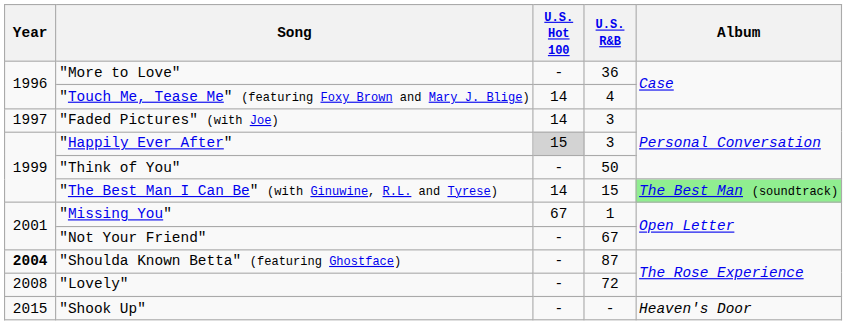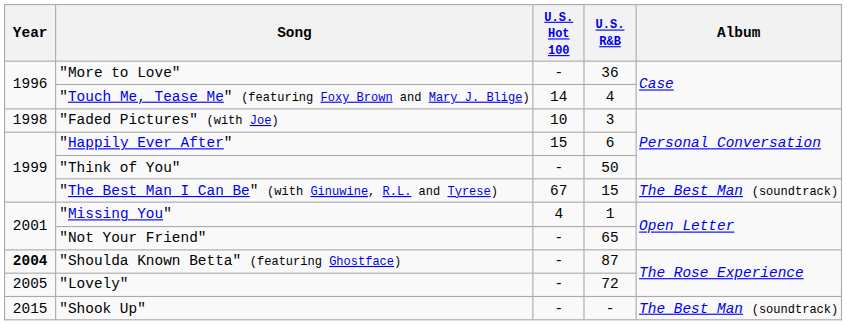(30, 120) 1997 -> (30, 120) 1998
(559, 120) 14 -> (559, 120) 10
(559, 144) lightgrey background -> (559, 144) no background
(610, 144) 3 -> (610, 144) 6
(559, 191) 14 -> (559, 191) 67
(739, 191) lightgreen background -> (739, 191) no background
(559, 214) 67 -> (559, 214) 4
(610, 238) 67 -> (610, 238) 65
(30, 285) 2008 -> (30, 285) 2005
(695, 308) Heaven's Door -> (739, 308) The Best Man (soundtrack)
